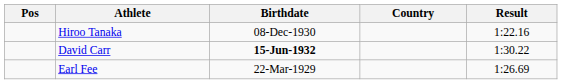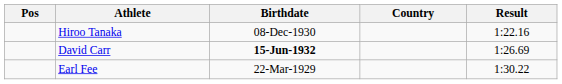(512, 50) 1:30.22 -> (512, 50) 1:26.69
(512, 69) 1:26.69 -> (512, 69) 1:30.22
